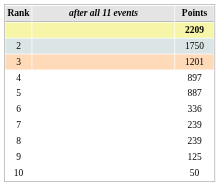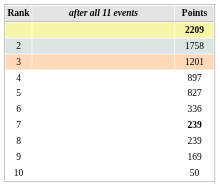(195, 46) 1750 -> (195, 46) 1758
(195, 93) 887 -> (195, 93) 827
(195, 125) normal -> (195, 125) bold
(195, 157) 125 -> (195, 157) 169
